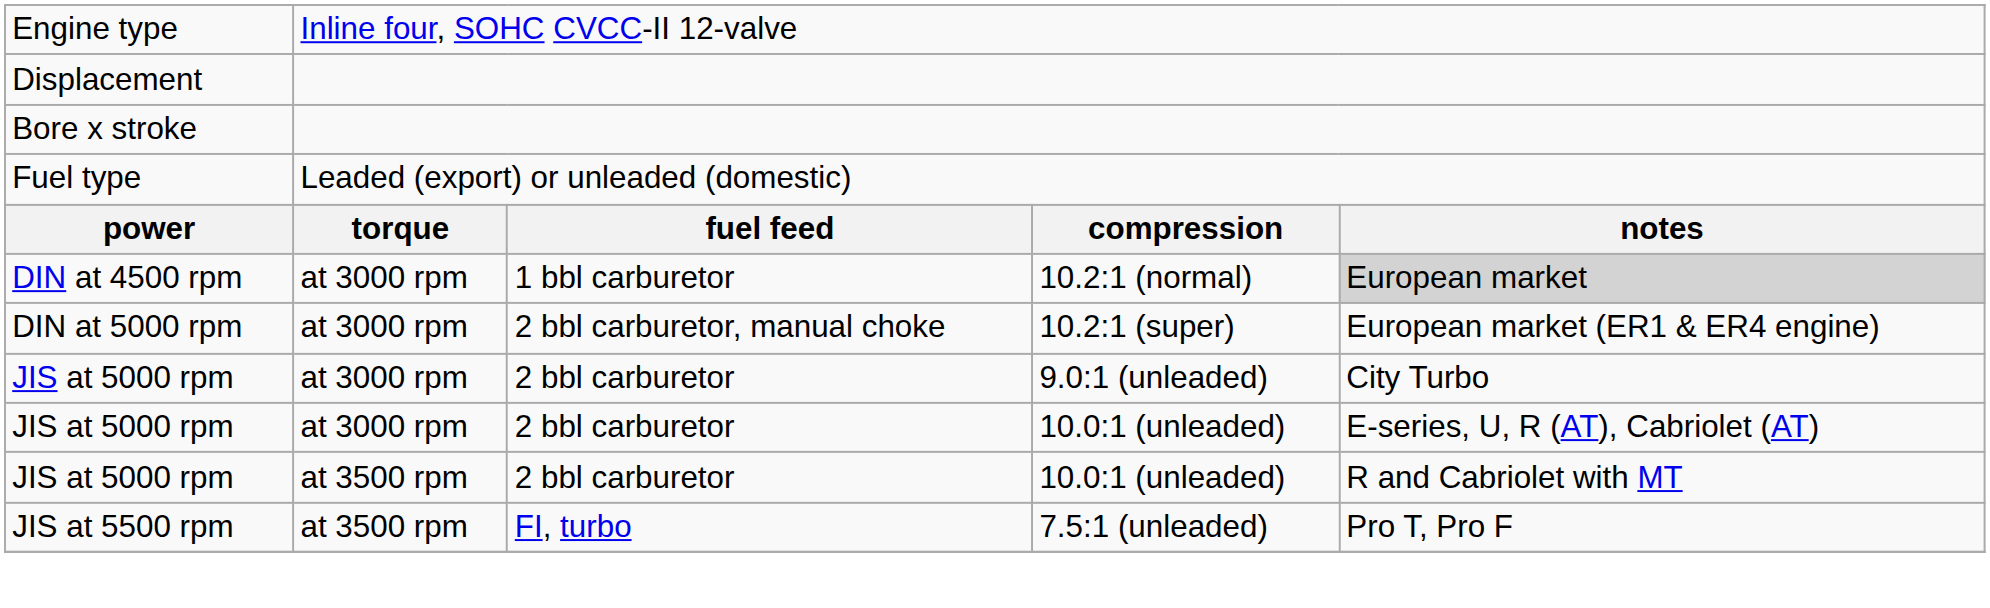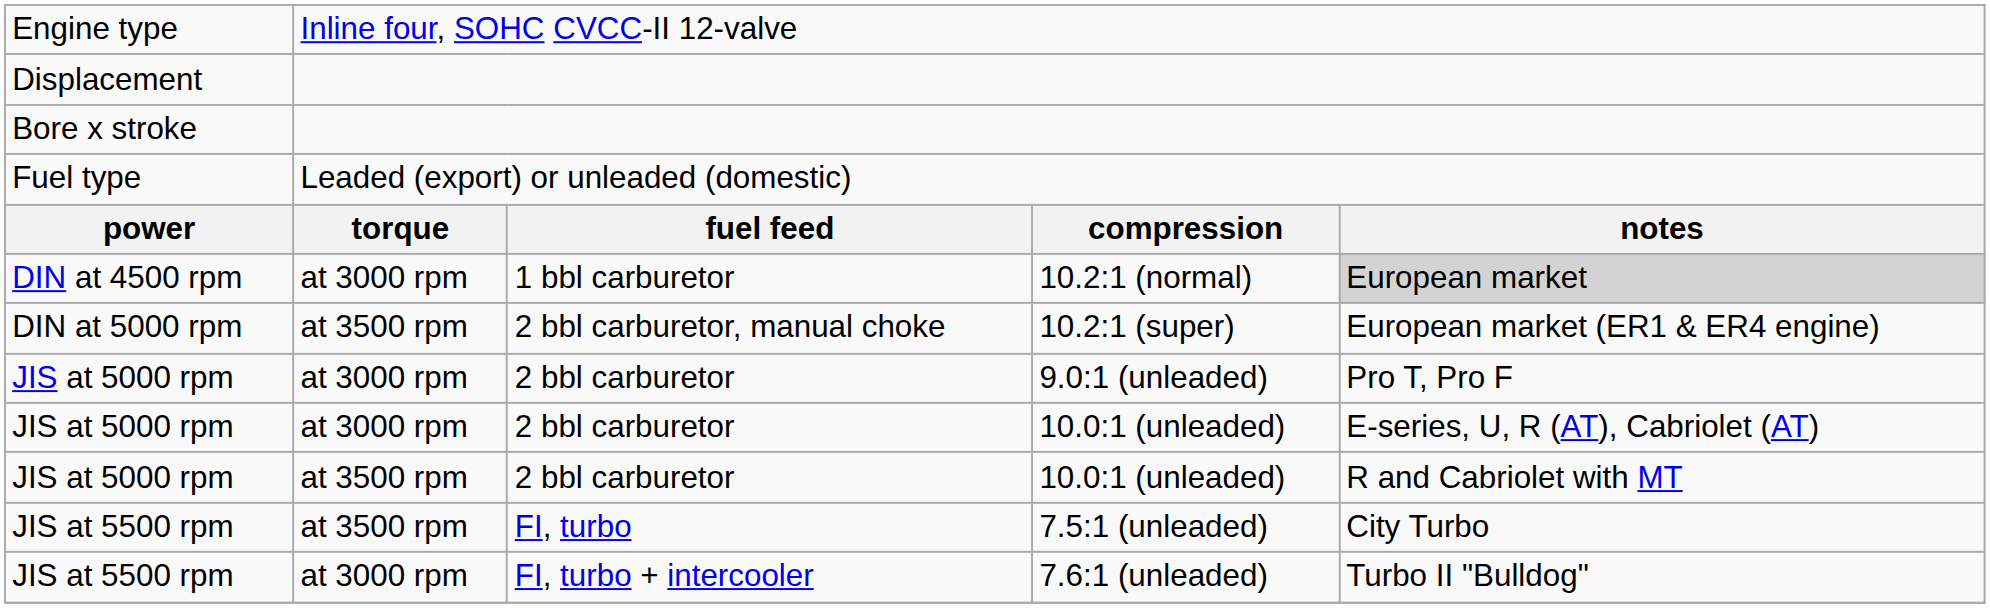(384, 327) at 3000 rpm -> (384, 327) at 3500 rpm
(1418, 377) City Turbo -> (1430, 377) Pro T, Pro F
(1430, 526) Pro T, Pro F -> (1418, 526) City Turbo
+ row: (123, 576)
